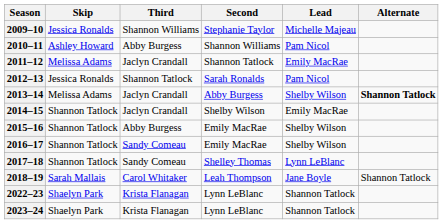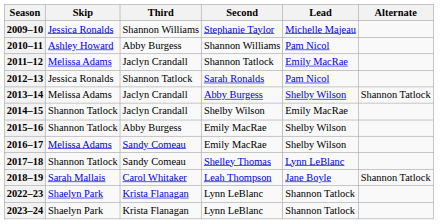(398, 95) bold -> (396, 95) normal
(83, 144) Shannon Tatlock -> (80, 144) Melissa Adams
